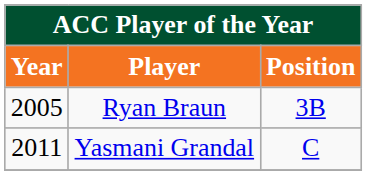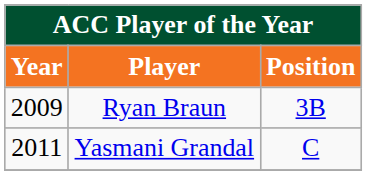(37, 107) 2005 -> (37, 107) 2009
